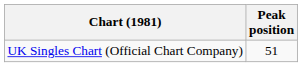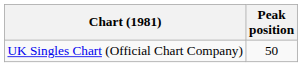(272, 51) 51 -> (272, 51) 50
